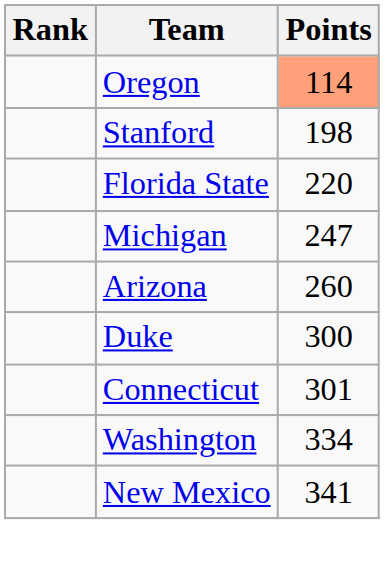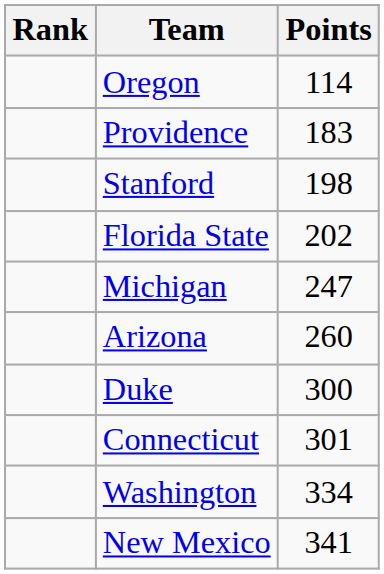(329, 81) lightsalmon background -> (329, 81) no background
+ row: (176, 132)
(329, 183) 220 -> (329, 235) 202
